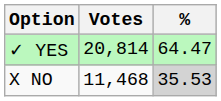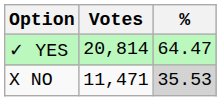(116, 80) 11,468 -> (116, 80) 11,471
